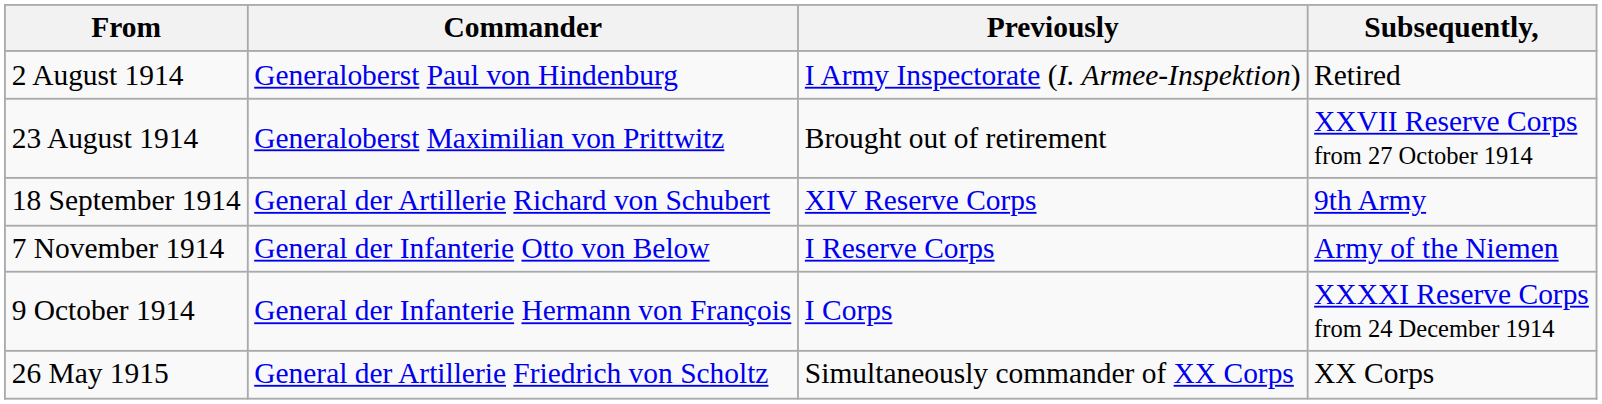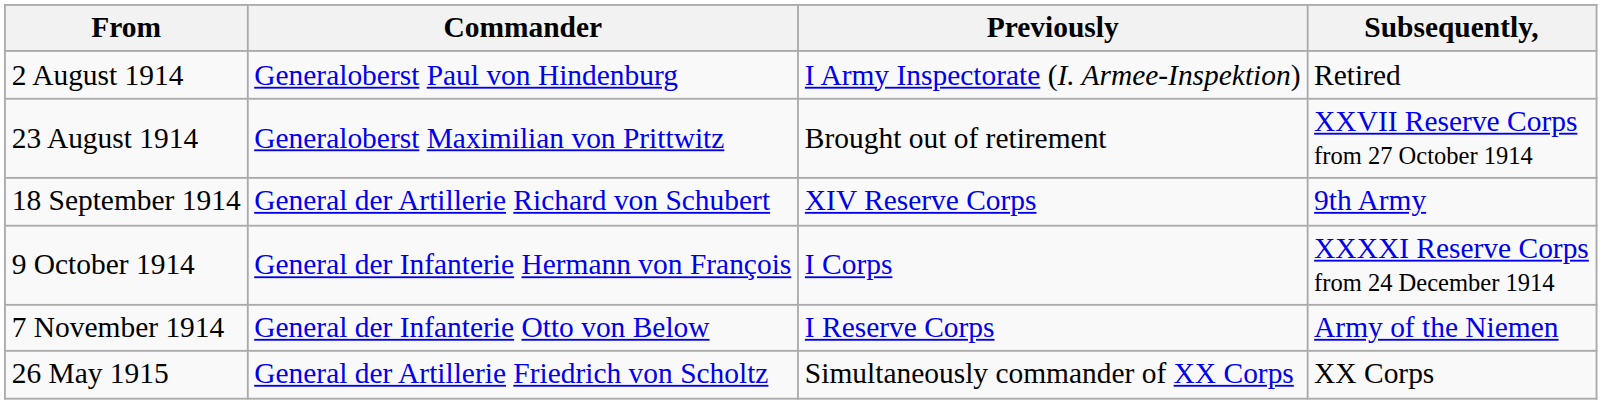rows swapped: (103, 310) <-> (118, 247)
